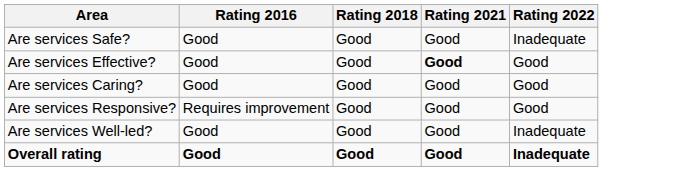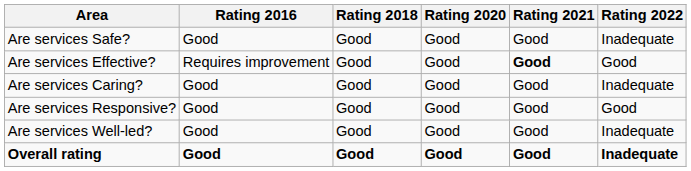+ column: (465, 16)
(201, 62) Good -> (256, 62) Requires improvement
(531, 85) Good -> (638, 85) Inadequate
(256, 108) Requires improvement -> (201, 108) Good
